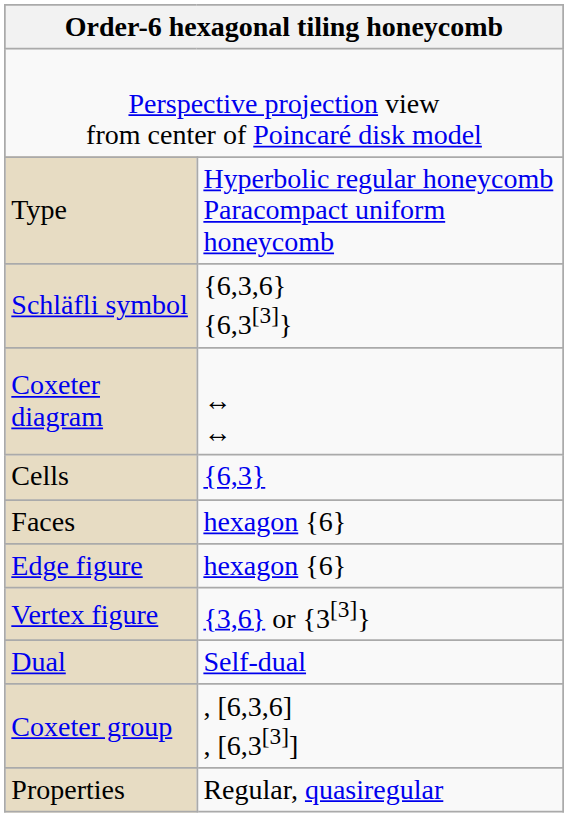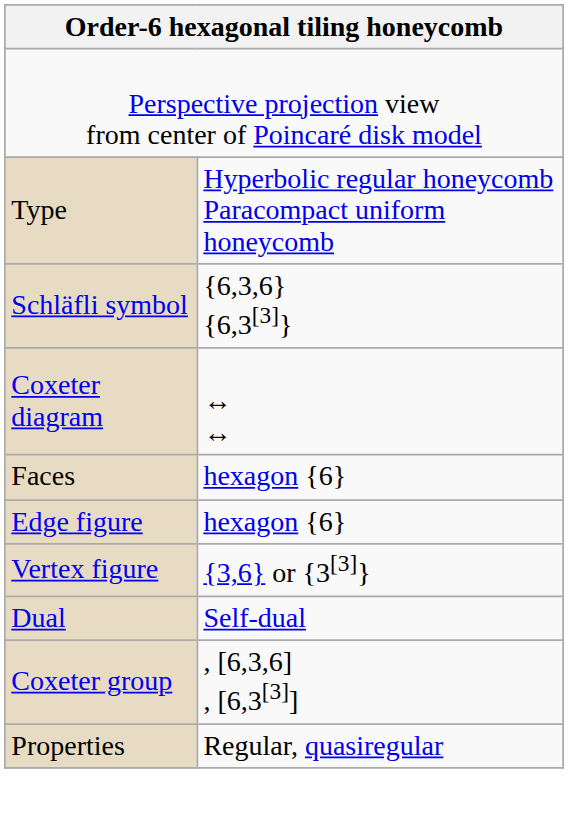- row: (40, 476)
